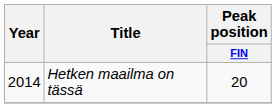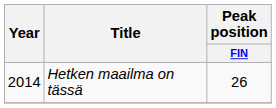(239, 82) 20 -> (239, 82) 26
